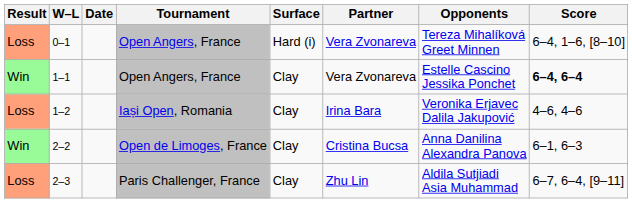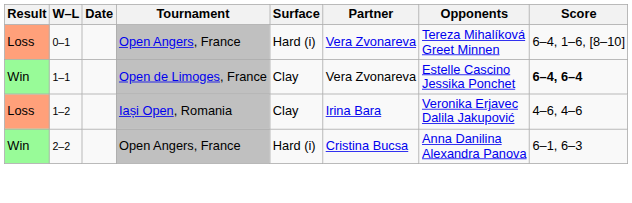(180, 76) Open Angers, France -> (193, 76) Open de Limoges, France
(193, 146) Open de Limoges, France -> (180, 146) Open Angers, France
(286, 146) Clay -> (294, 146) Hard (i)
- row: (61, 181)
